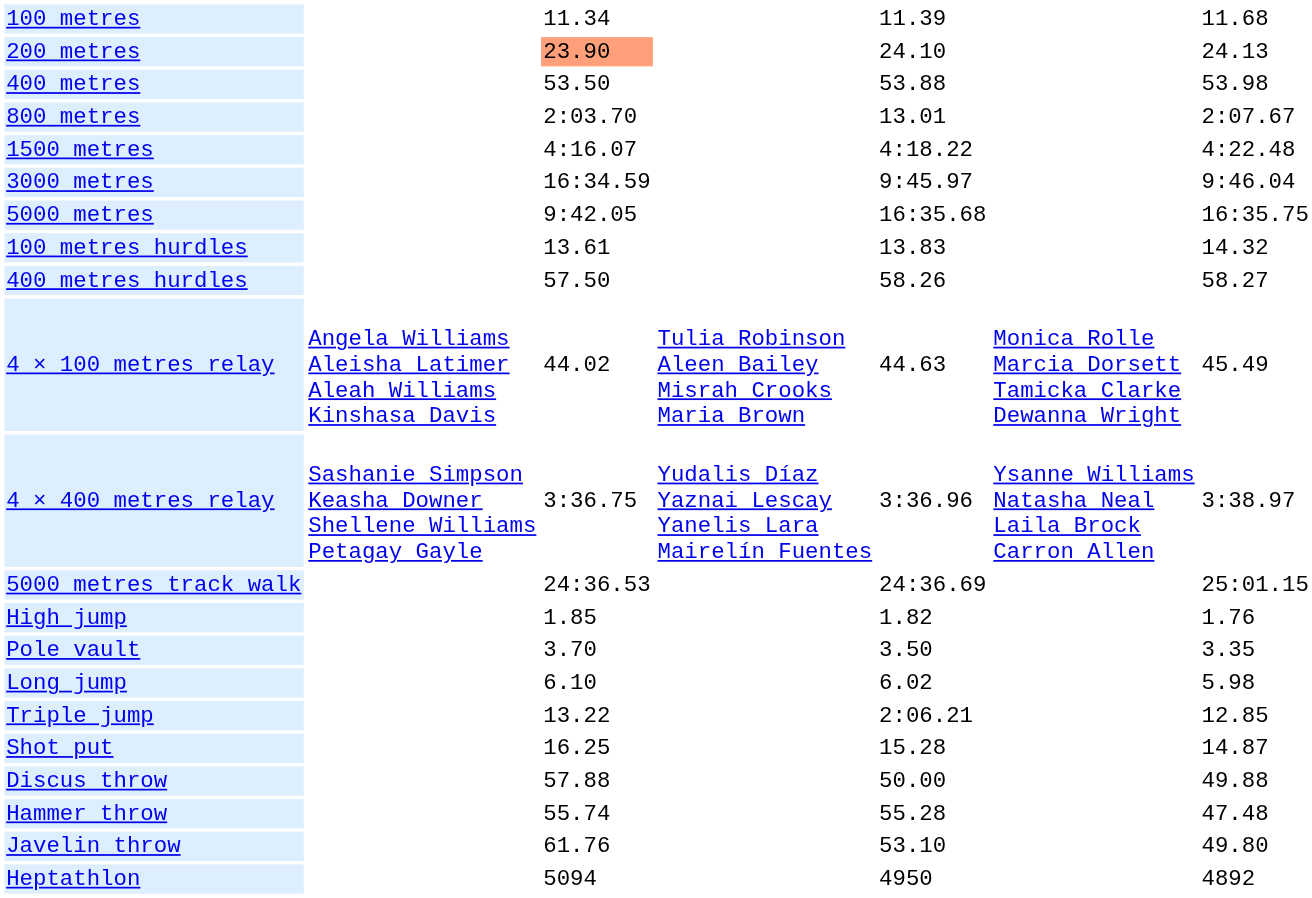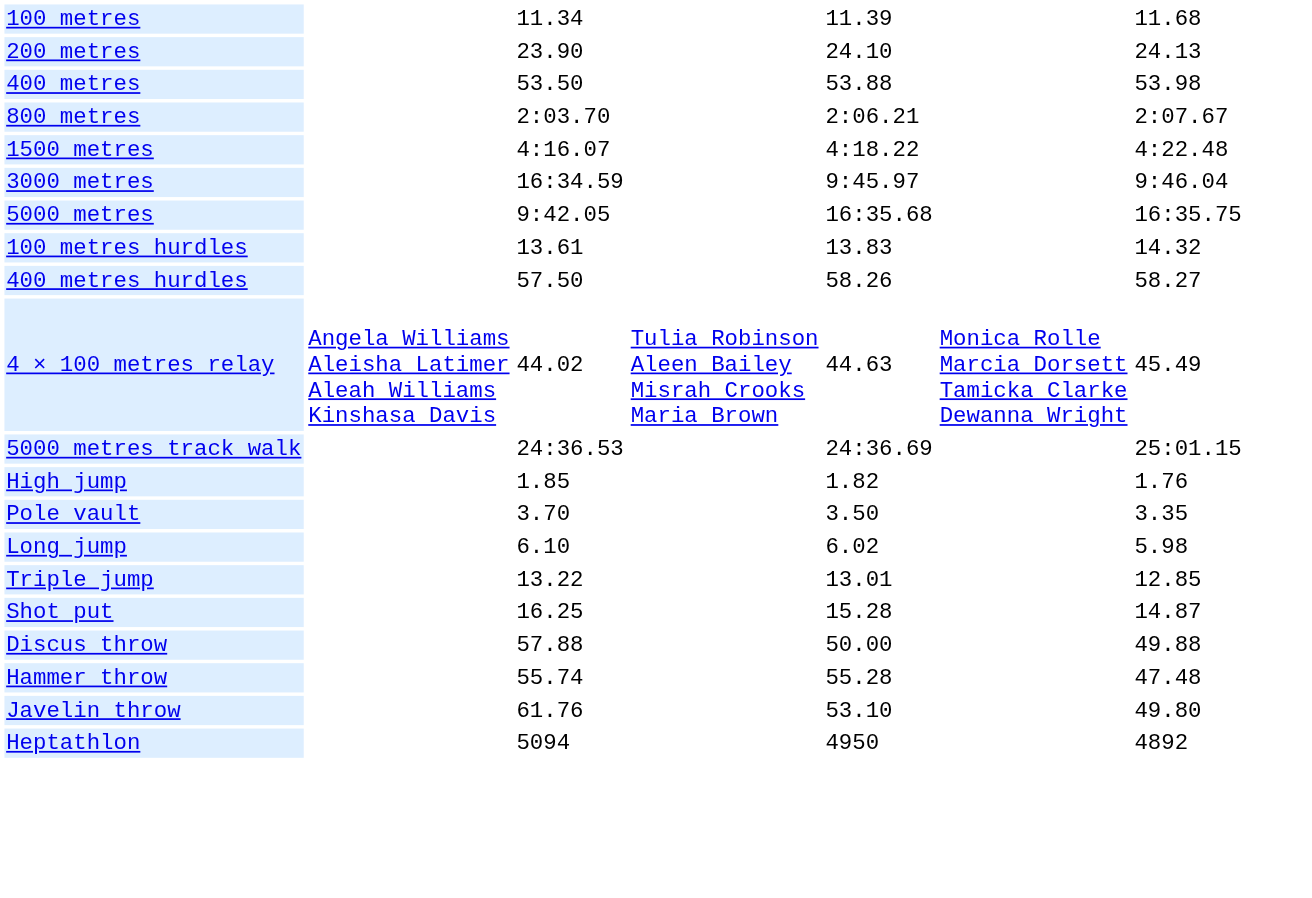(577, 52) lightsalmon background -> (550, 52) no background
(913, 117) 13.01 -> (872, 117) 2:06.21
- row: (140, 501)
(926, 716) 2:06.21 -> (859, 580) 13.01
